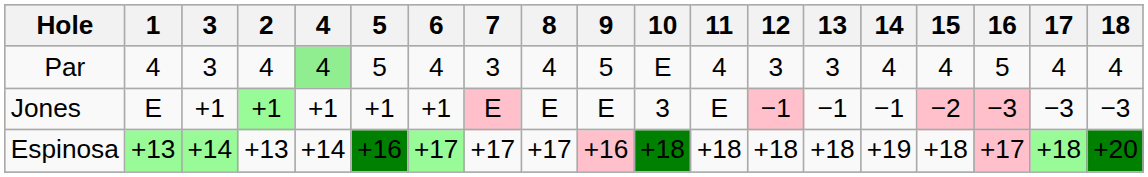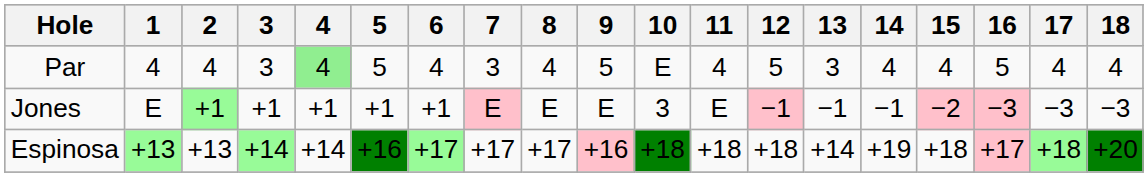columns swapped: (266, 25) <-> (210, 25)
(776, 66) 3 -> (776, 66) 5
(832, 150) +18 -> (832, 150) +14
